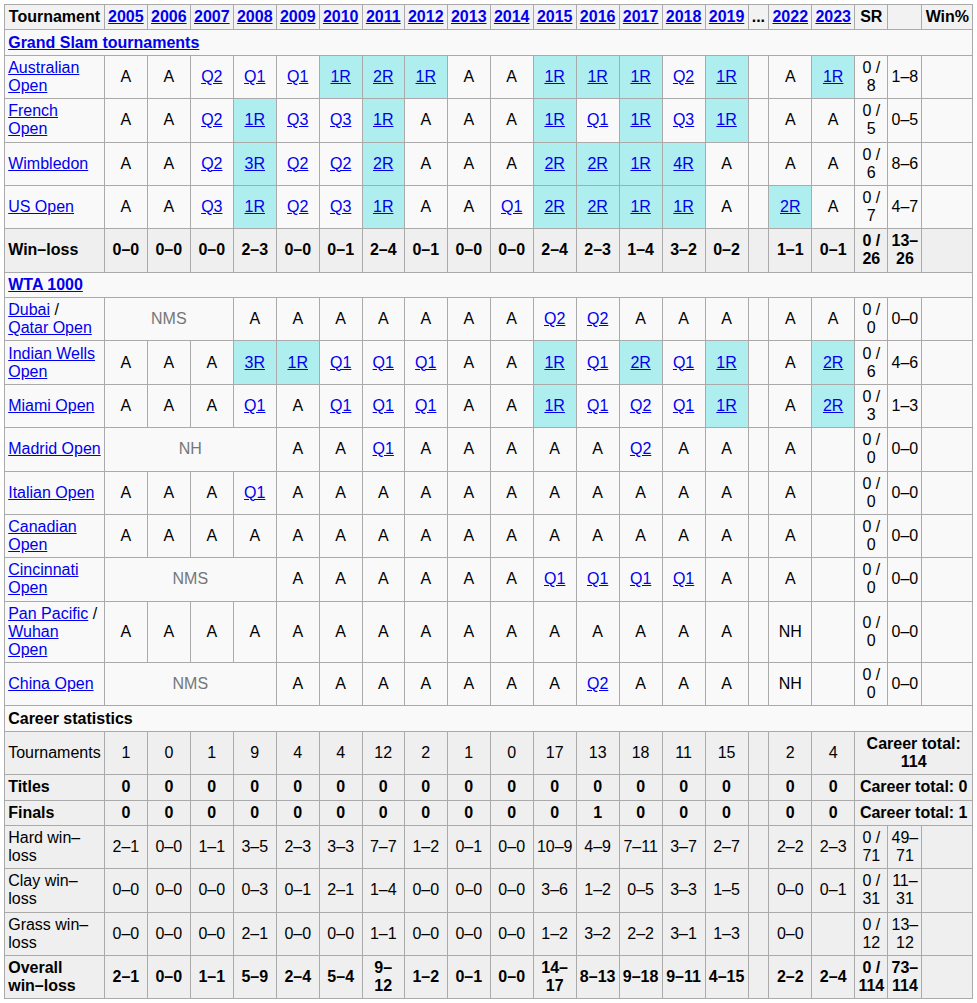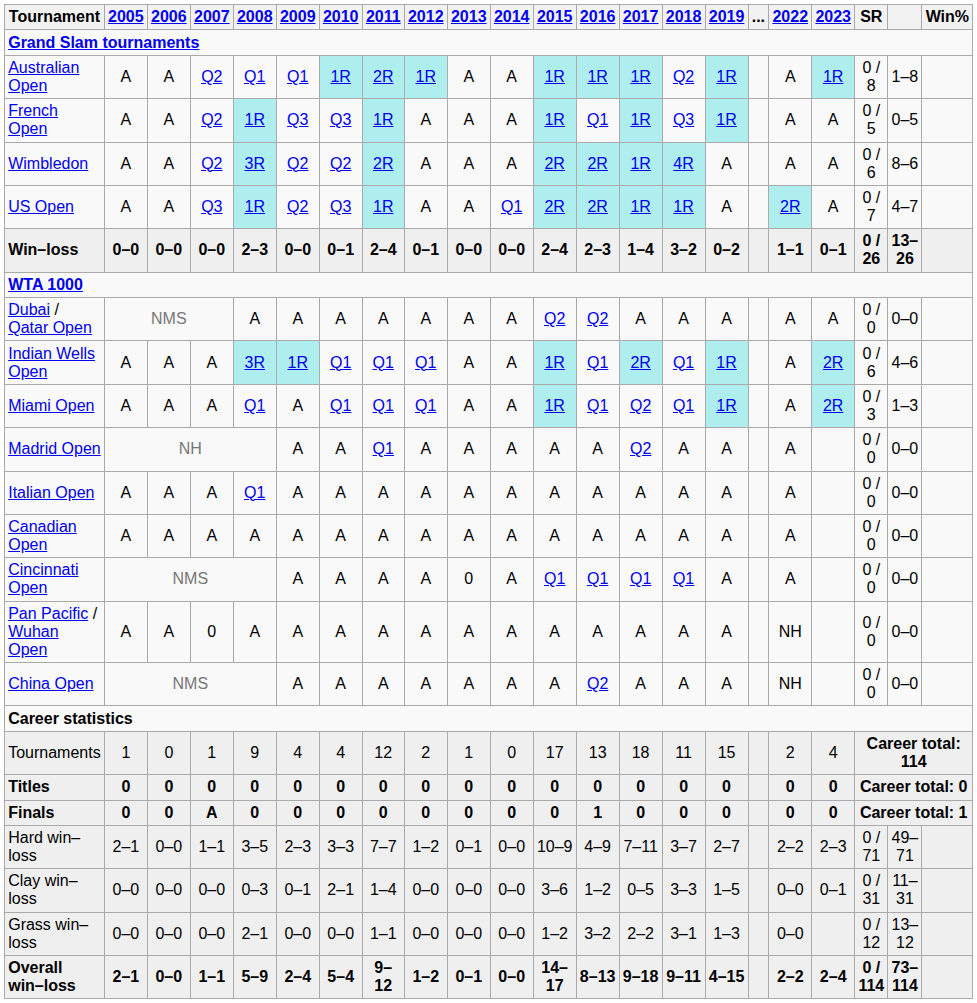(469, 579) A -> (469, 579) 0
(212, 631) A -> (212, 631) 0
(212, 812) 0 -> (212, 812) A
